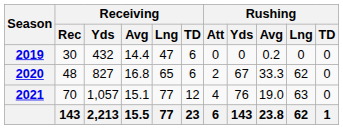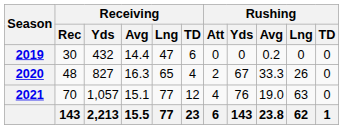(137, 74) 16.8 -> (137, 74) 16.3
(192, 74) 6 -> (192, 74) 4
(301, 74) 62 -> (301, 74) 26
